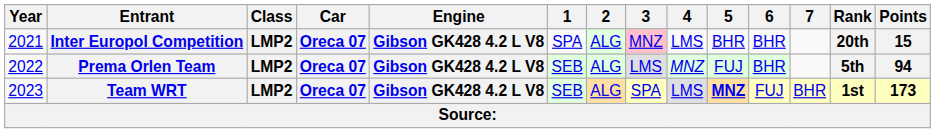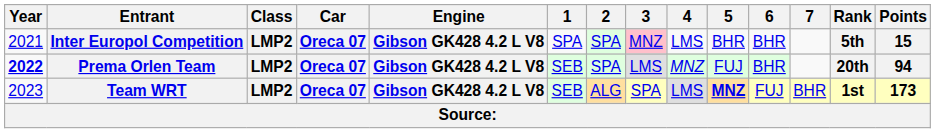(606, 41) ALG -> (606, 41) SPA
(853, 41) 20th -> (853, 41) 5th
(26, 66) normal -> (26, 66) bold
(606, 66) ALG -> (606, 66) SPA
(853, 66) 5th -> (853, 66) 20th
